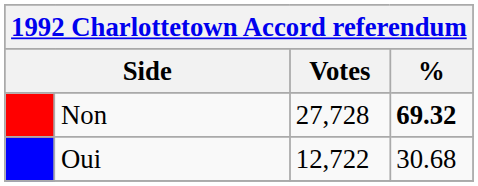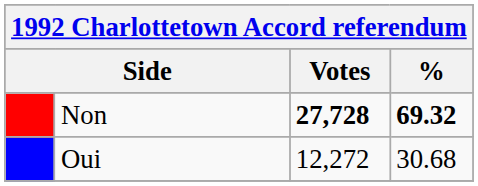(333, 114) normal -> (333, 114) bold
(333, 159) 12,722 -> (333, 159) 12,272
